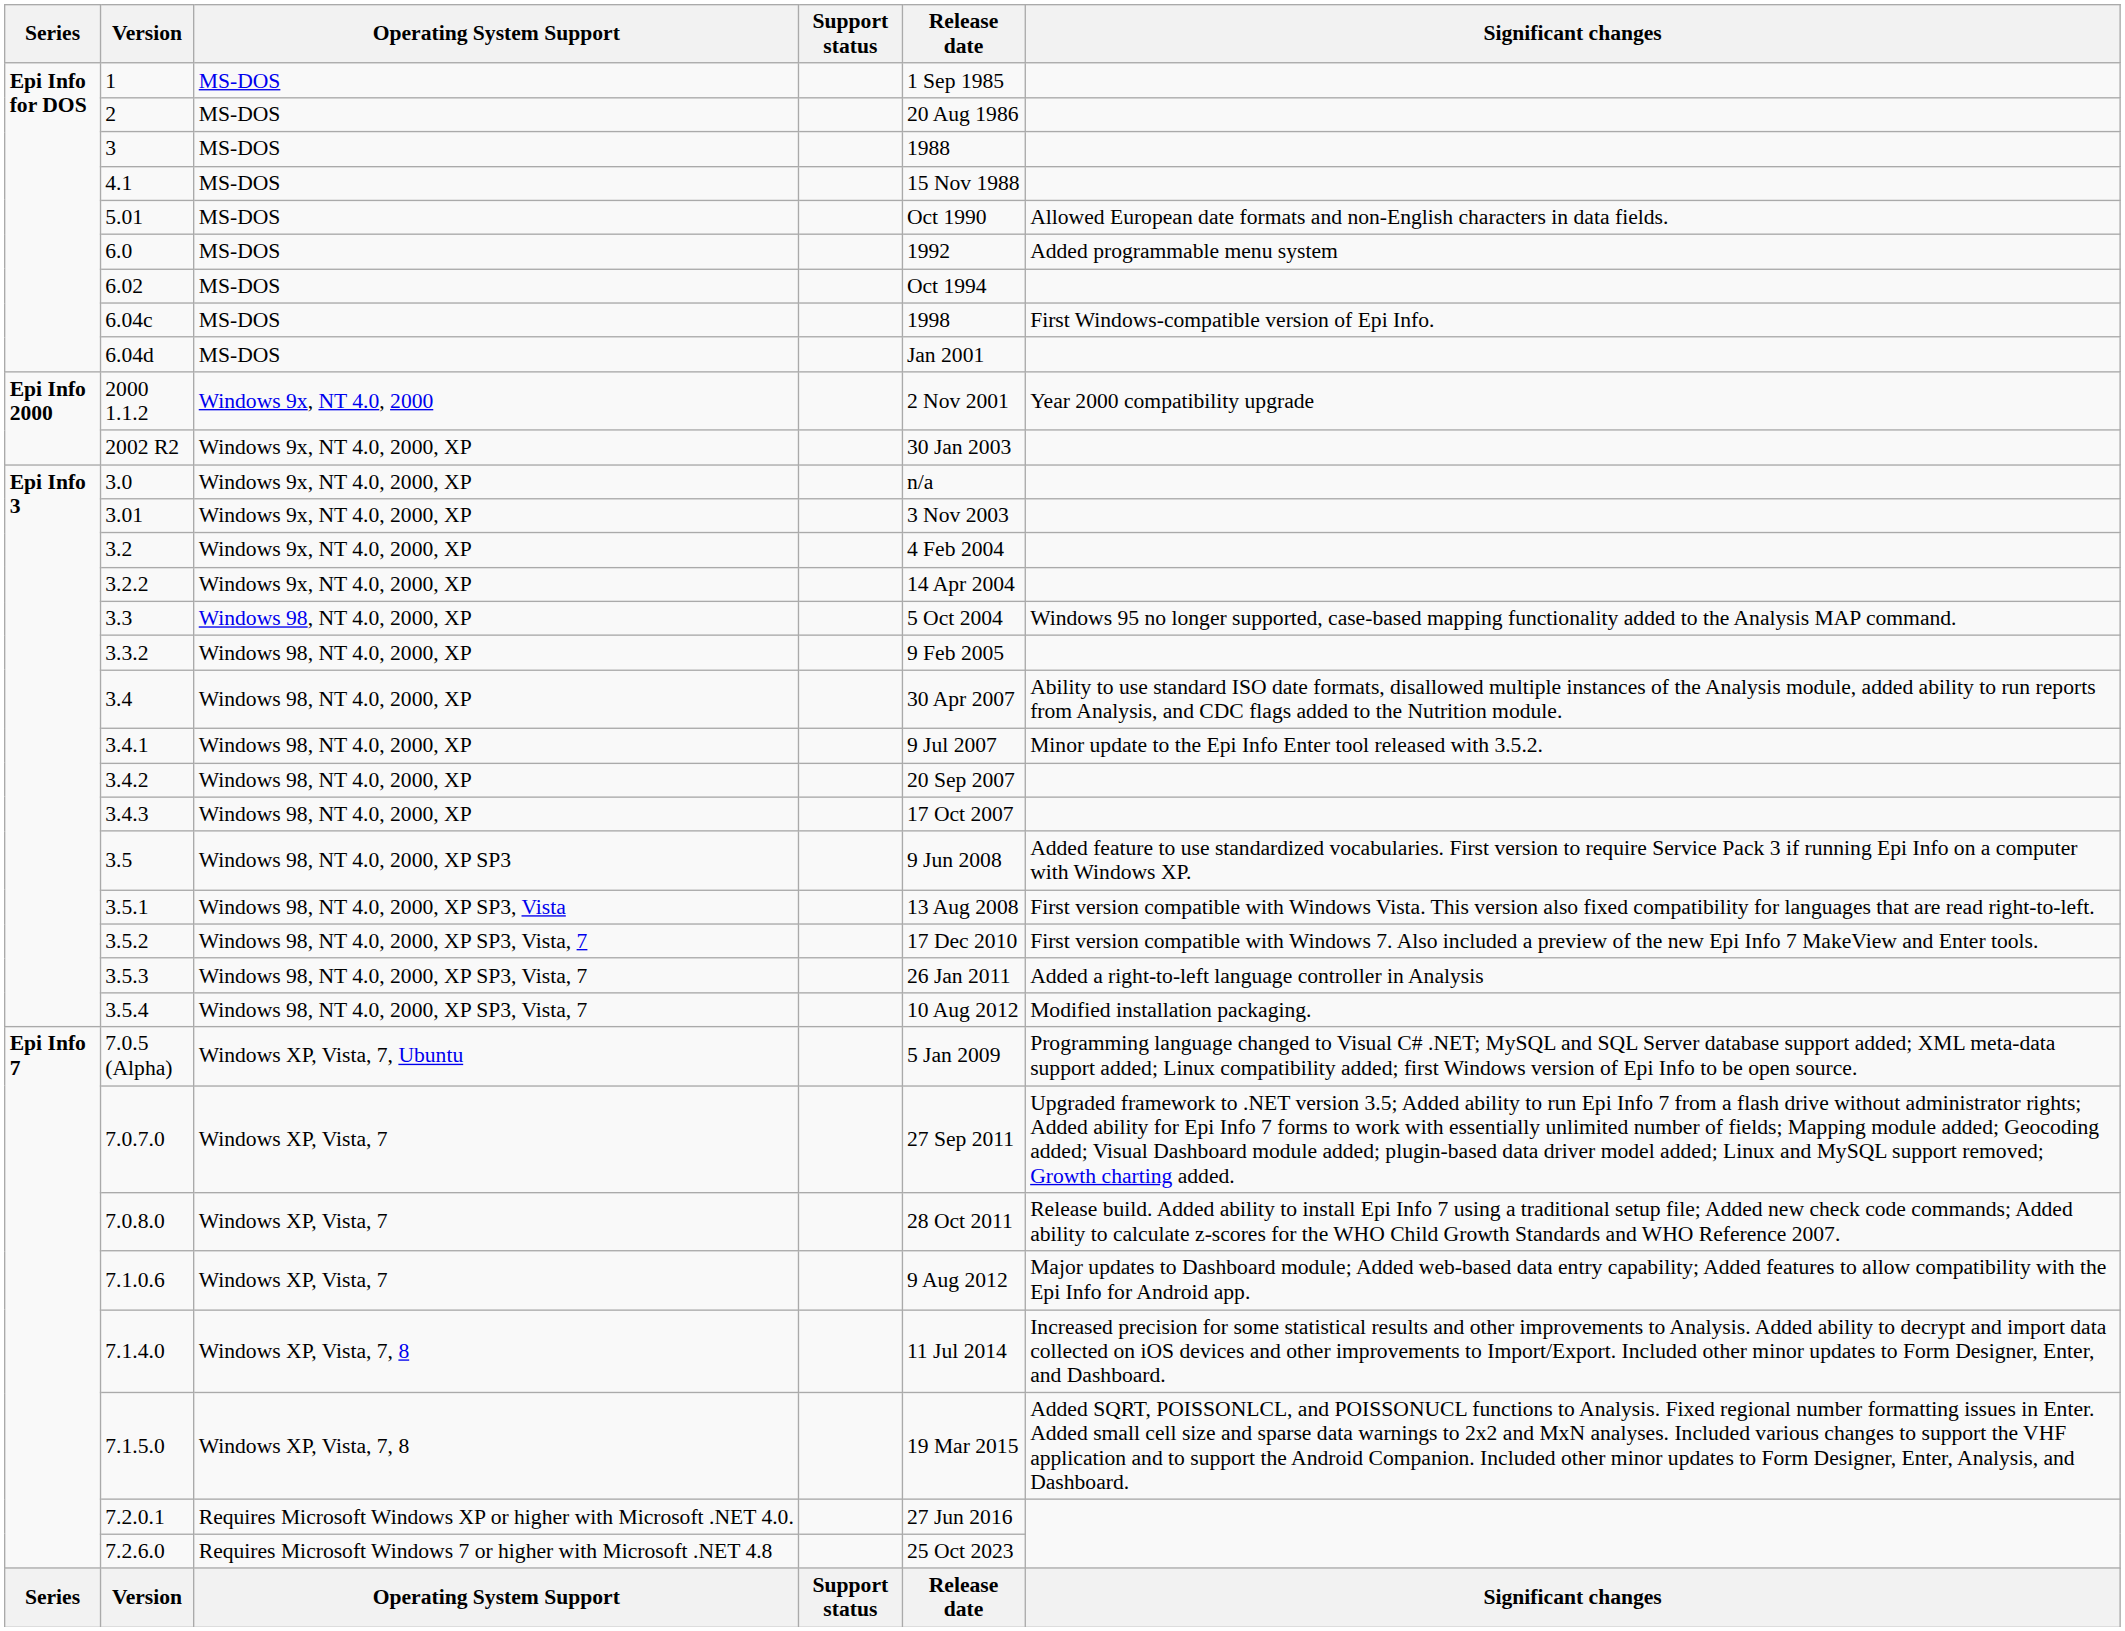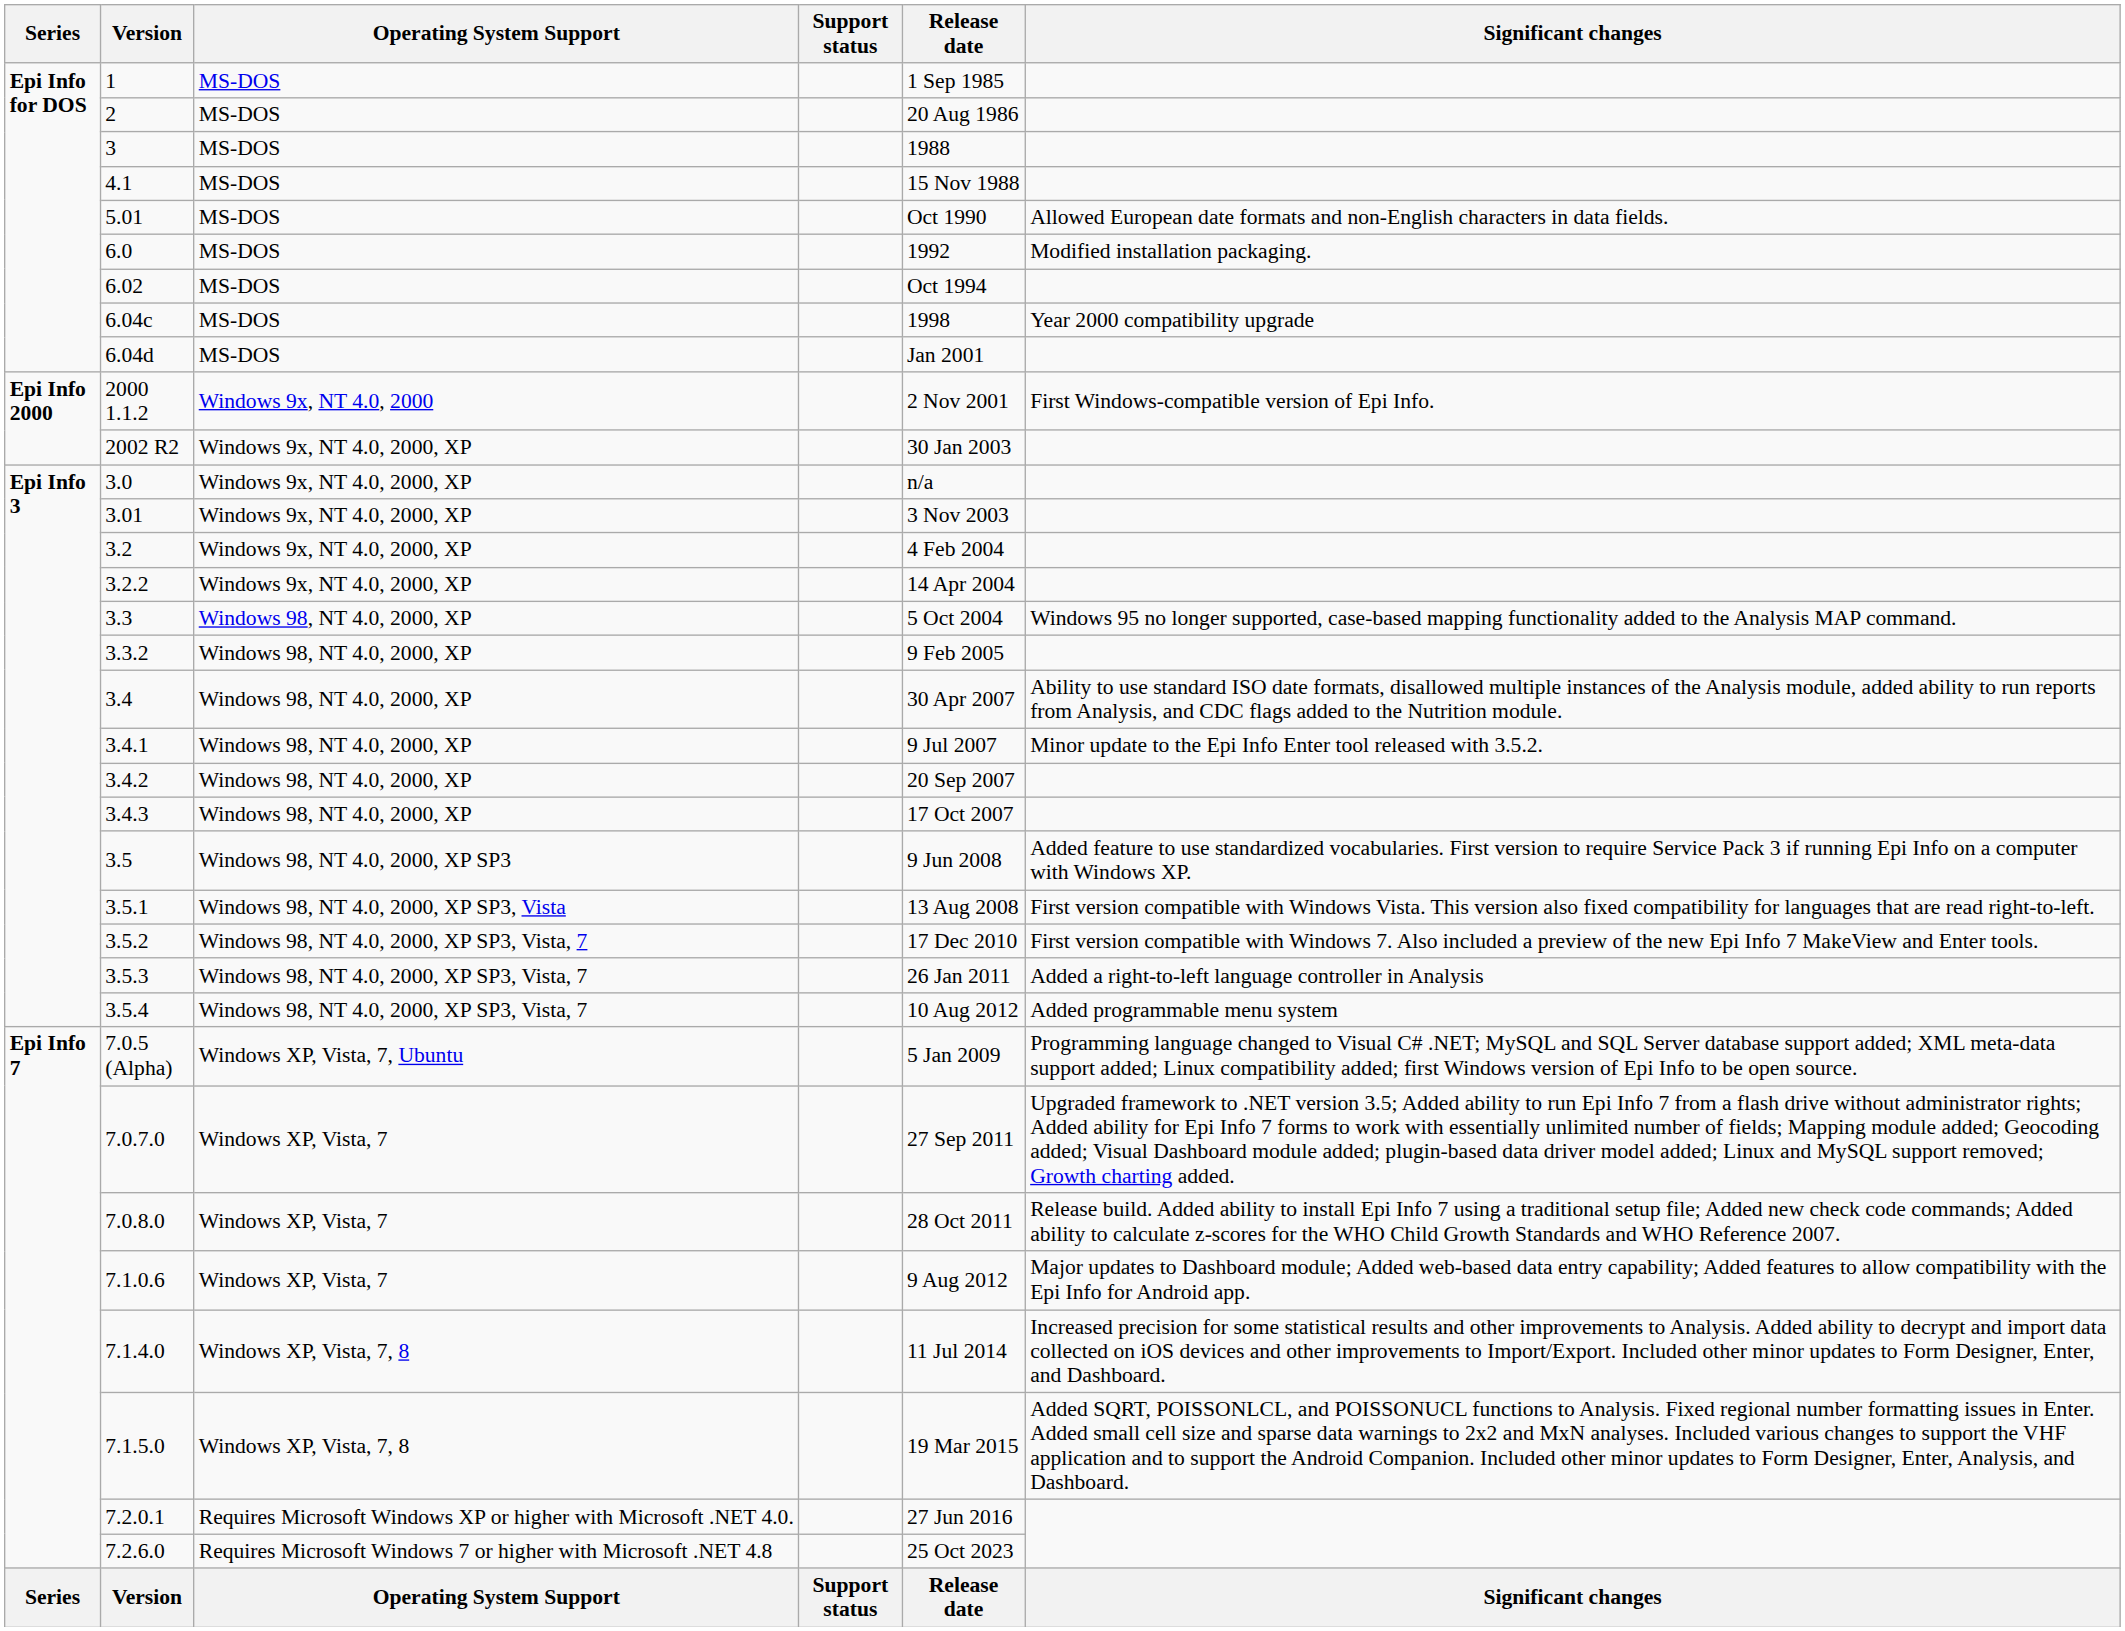(1184, 251) Added programmable menu system -> (1171, 251) Modified installation packaging.
(1232, 319) First Windows-compatible version of Epi Info. -> (1172, 319) Year 2000 compatibility upgrade
(1172, 400) Year 2000 compatibility upgrade -> (1232, 400) First Windows-compatible version of Epi Info.
(1171, 1009) Modified installation packaging. -> (1184, 1009) Added programmable menu system
